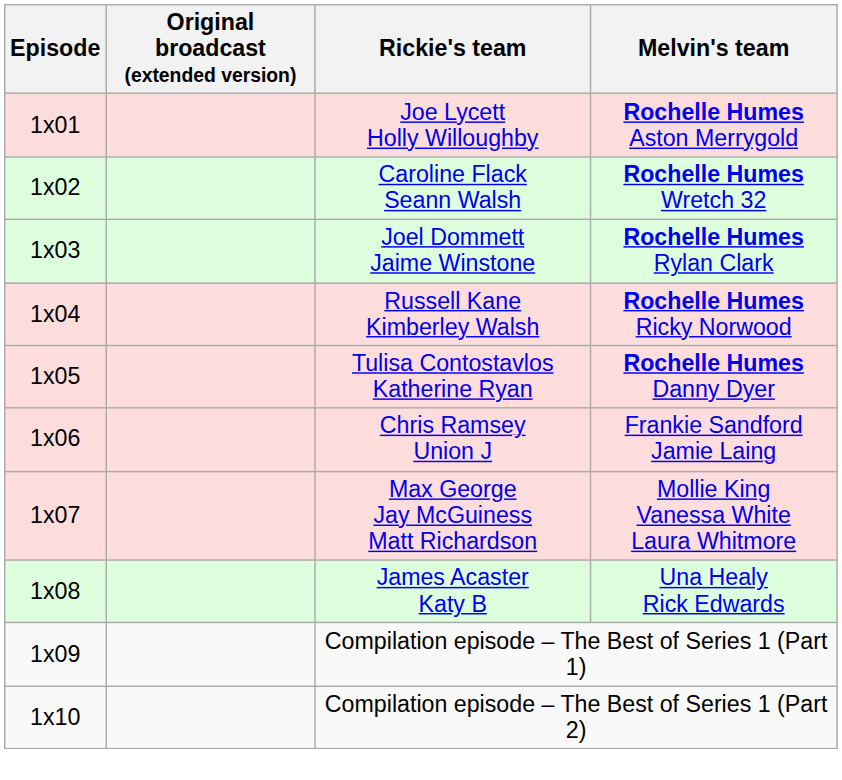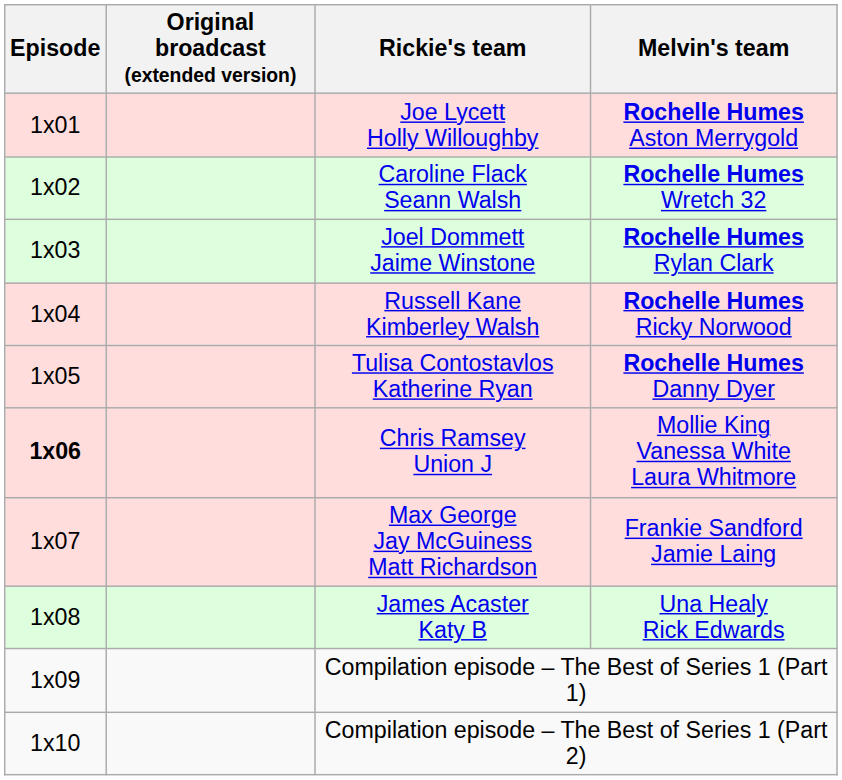(55, 439) normal -> (55, 452) bold
(714, 439) Frankie Sandford Jamie Laing -> (714, 452) Mollie King Vanessa White Laura Whitmore
(714, 515) Mollie King Vanessa White Laura Whitmore -> (714, 541) Frankie Sandford Jamie Laing
